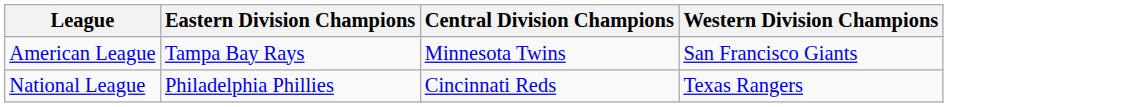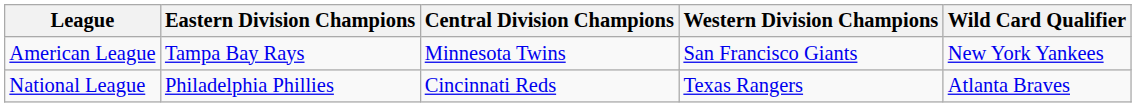+ column: (1037, 20)
